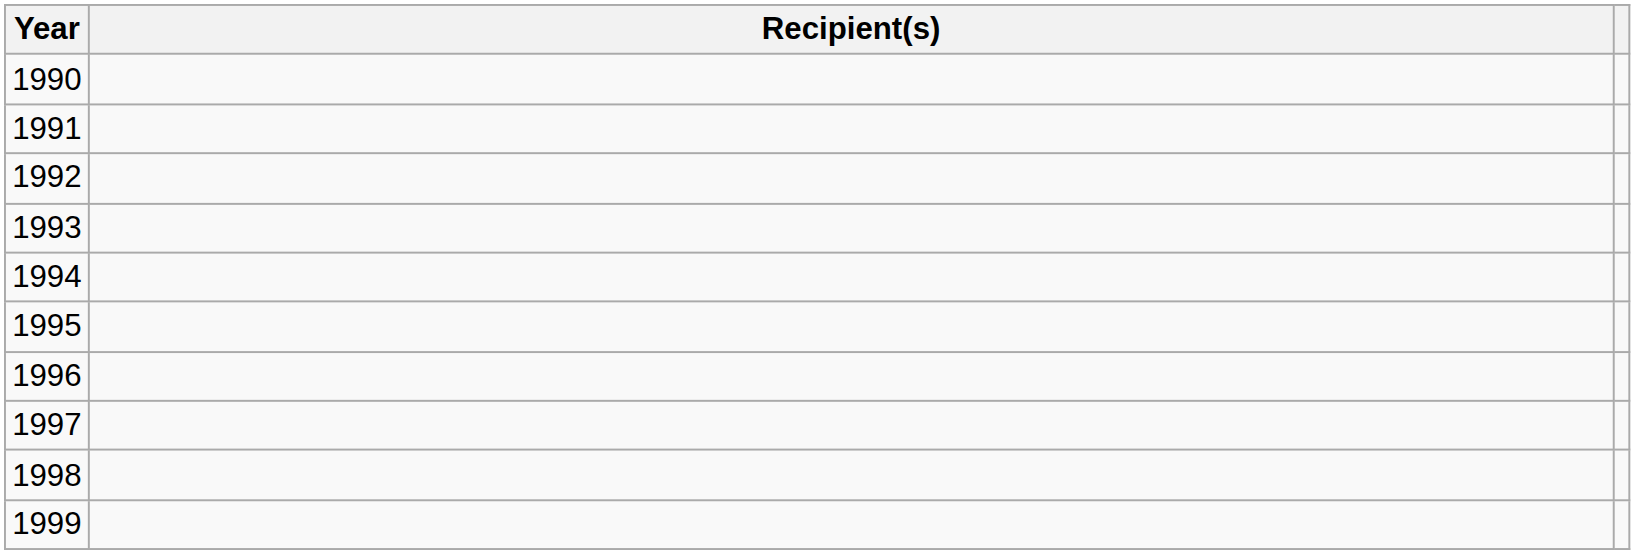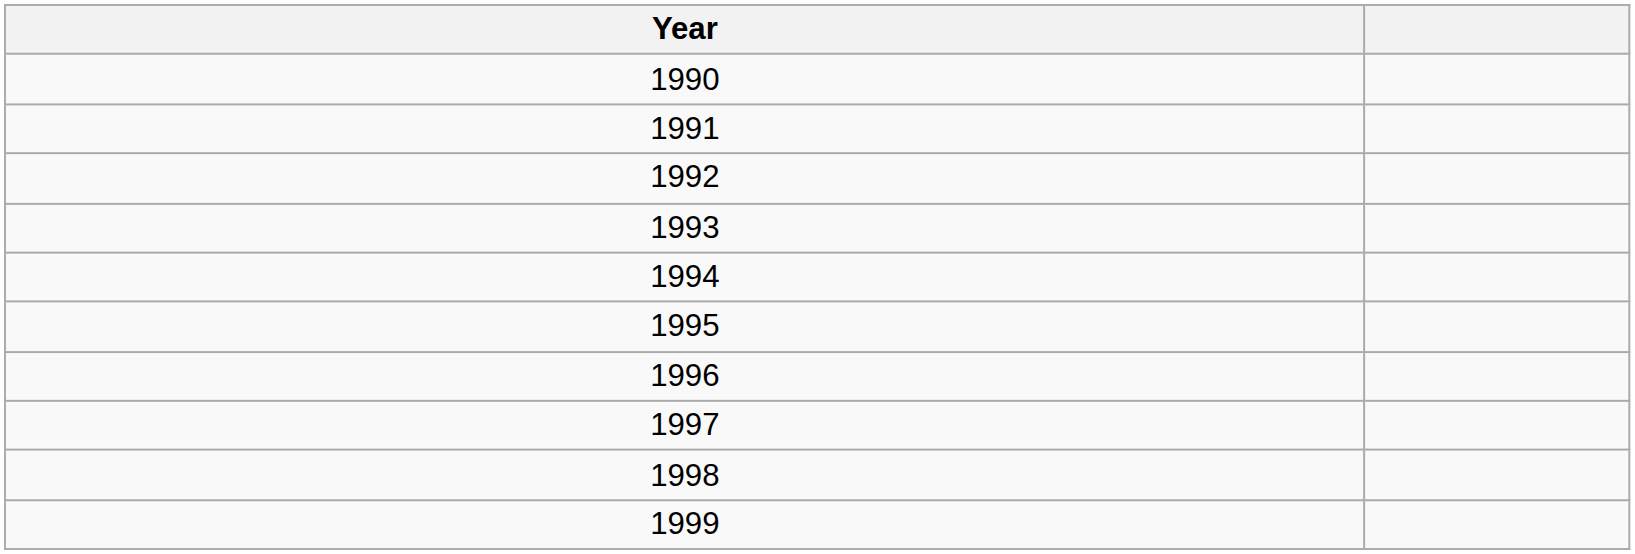- column: (851, 29)
